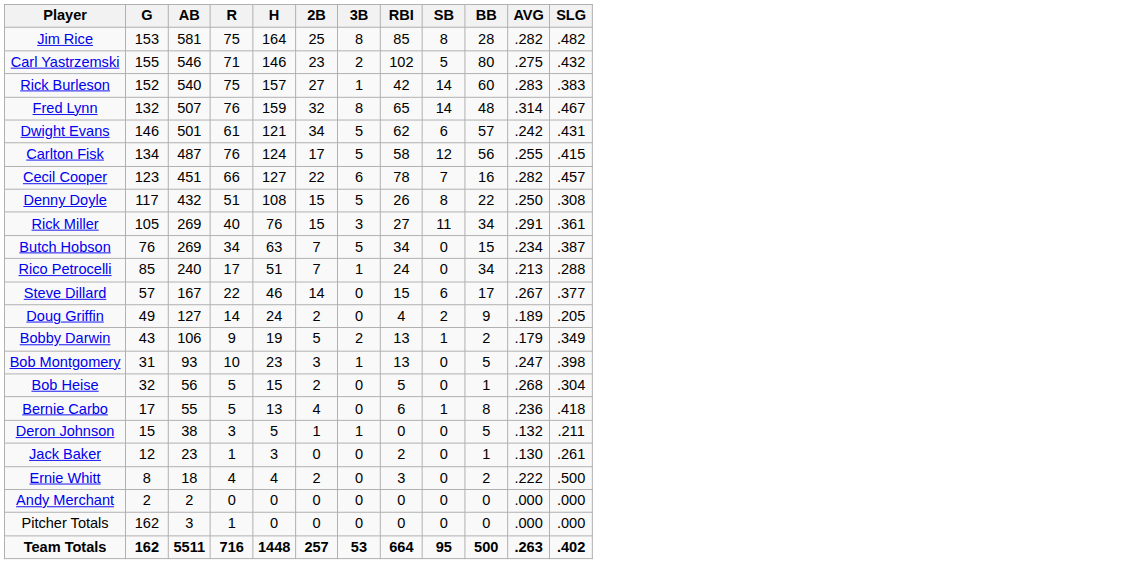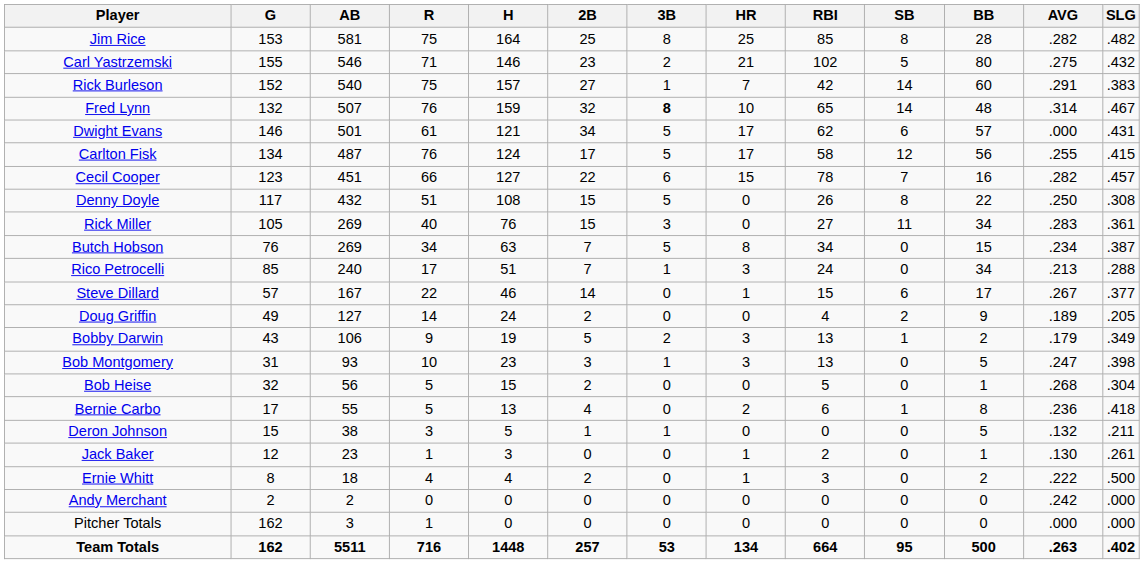+ column: (746, 16)
(529, 85) .283 -> (1063, 85) .291
(359, 108) normal -> (667, 108) bold
(529, 131) .242 -> (1063, 131) .000
(529, 223) .291 -> (1063, 223) .283
(529, 500) .000 -> (1063, 500) .242
